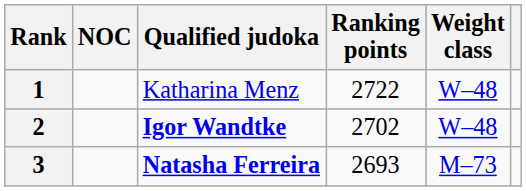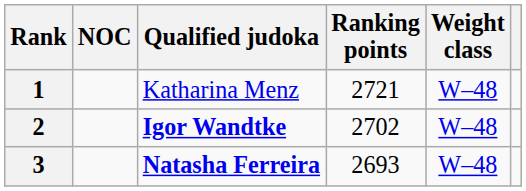(376, 89) 2722 -> (376, 89) 2721
(468, 165) M–73 -> (468, 165) W–48
